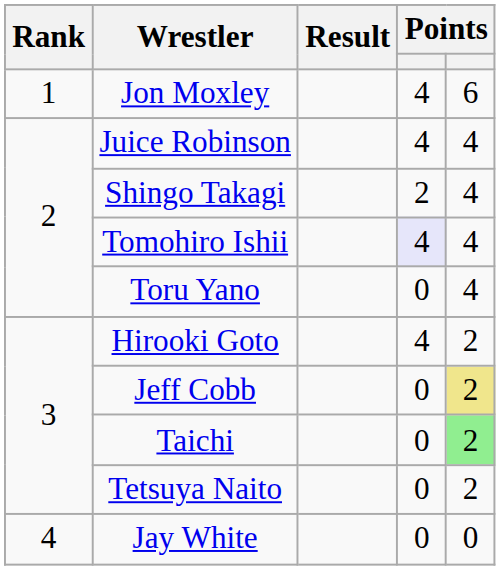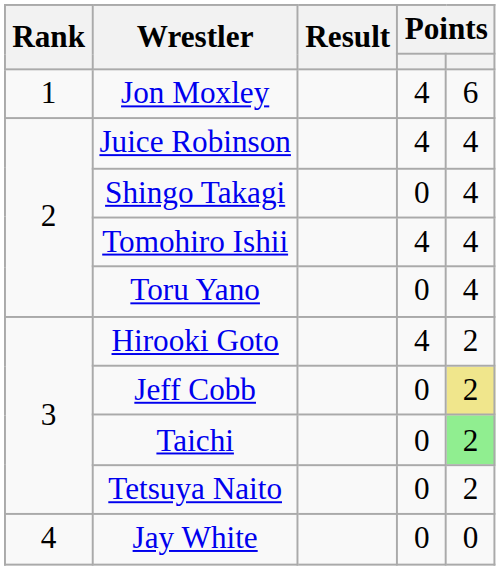(422, 192) 2 -> (422, 192) 0
(422, 241) lavender background -> (422, 241) no background
